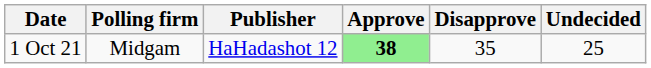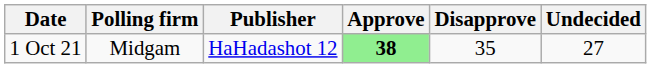(593, 47) 25 -> (593, 47) 27
